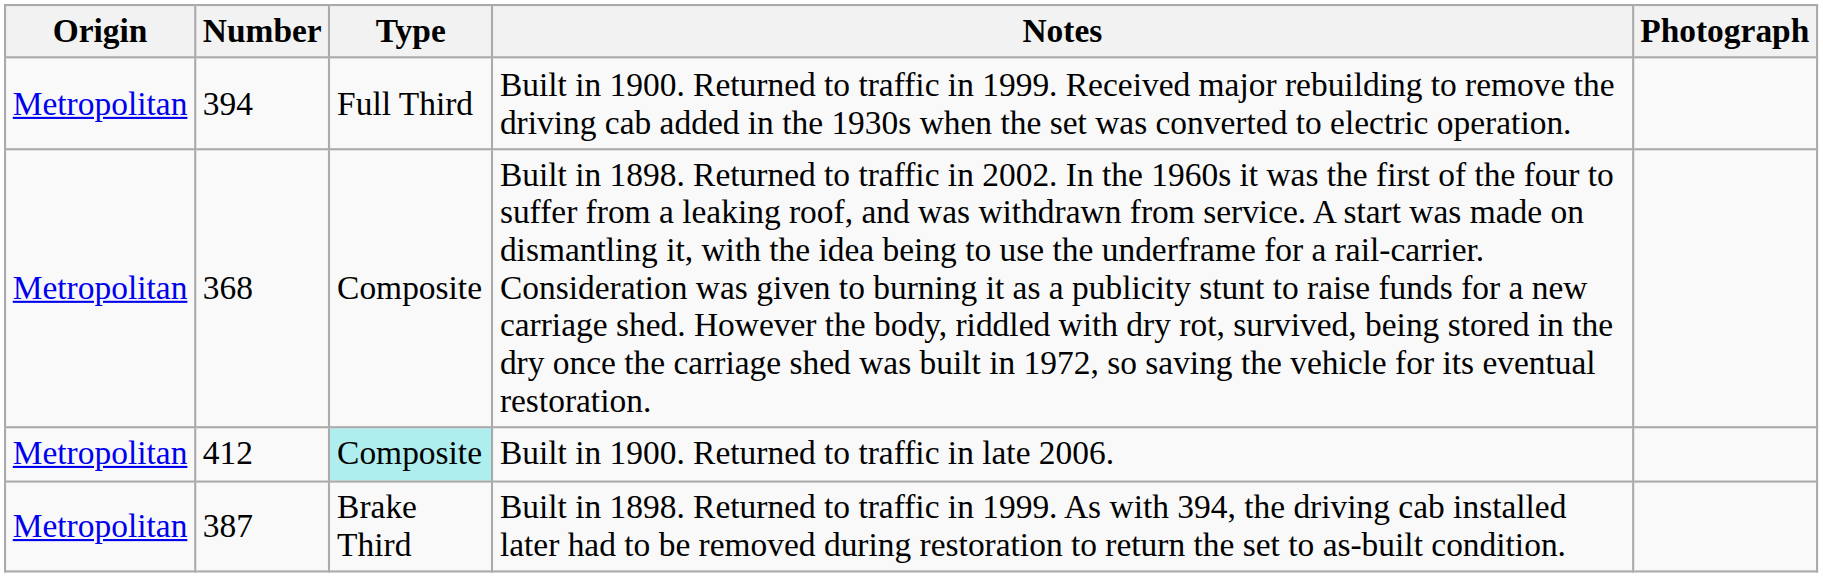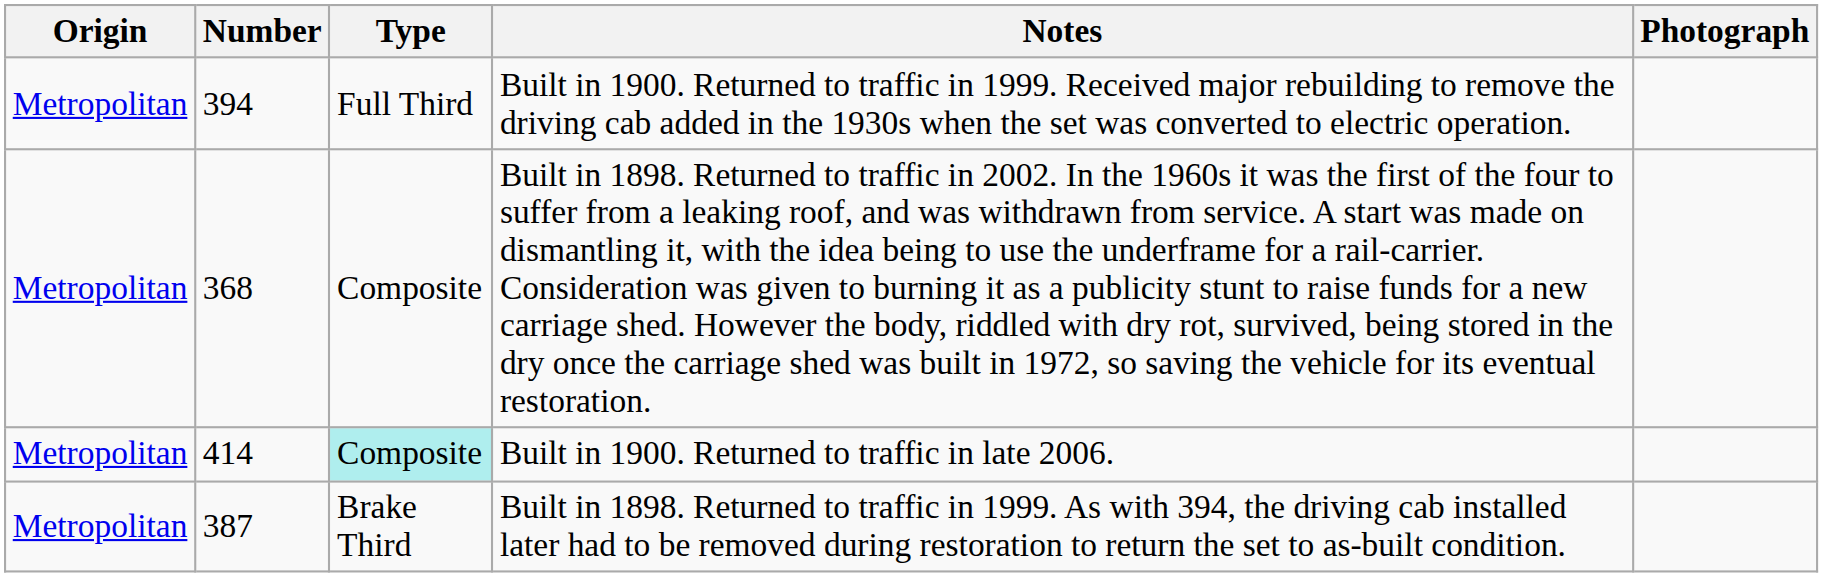(228, 453) 412 -> (228, 453) 414
